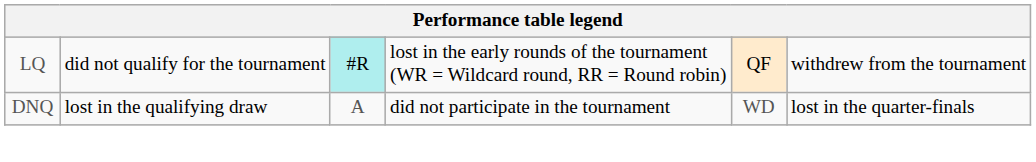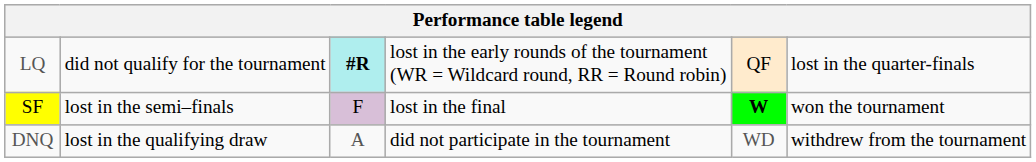(358, 64) normal -> (358, 64) bold
(909, 64) withdrew from the tournament -> (883, 64) lost in the quarter-finals
+ row: (32, 108)
(883, 108) lost in the quarter-finals -> (909, 141) withdrew from the tournament
